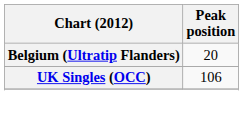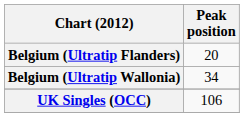+ row: (94, 77)
